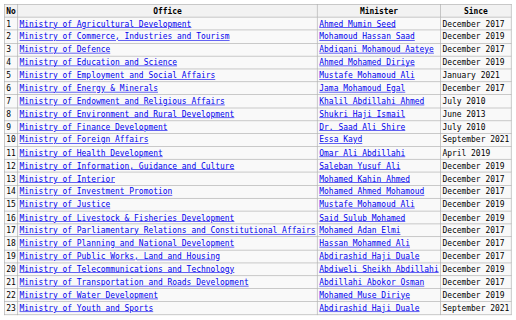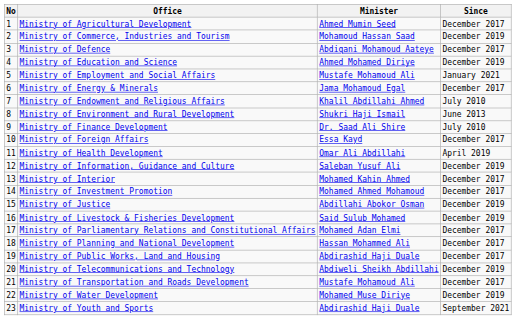(476, 140) September 2021 -> (473, 140) December 2017
(367, 205) Mustafe Mohamoud Ali -> (372, 205) Abdillahi Abokor Osman
(372, 282) Abdillahi Abokor Osman -> (367, 282) Mustafe Mohamoud Ali
